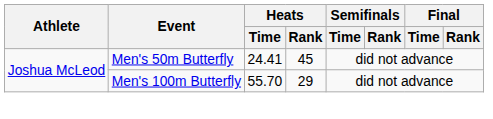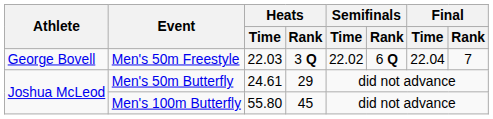+ row: (176, 59)
(265, 59) 24.41 -> (265, 81) 24.61
(306, 59) 45 -> (306, 81) 29
(265, 81) 55.70 -> (265, 103) 55.80
(306, 81) 29 -> (306, 103) 45
